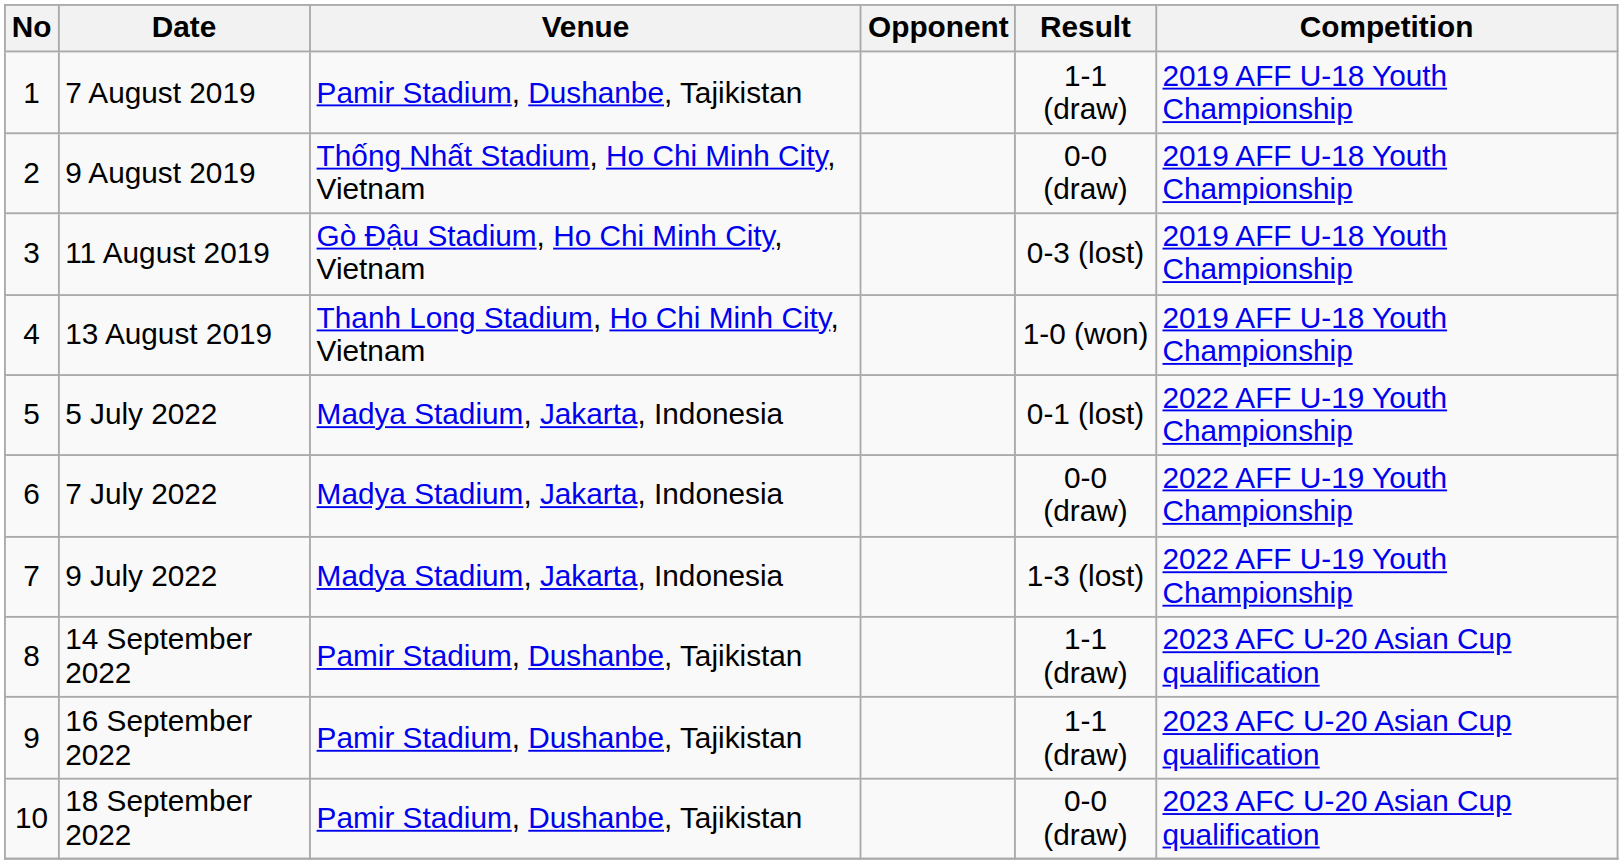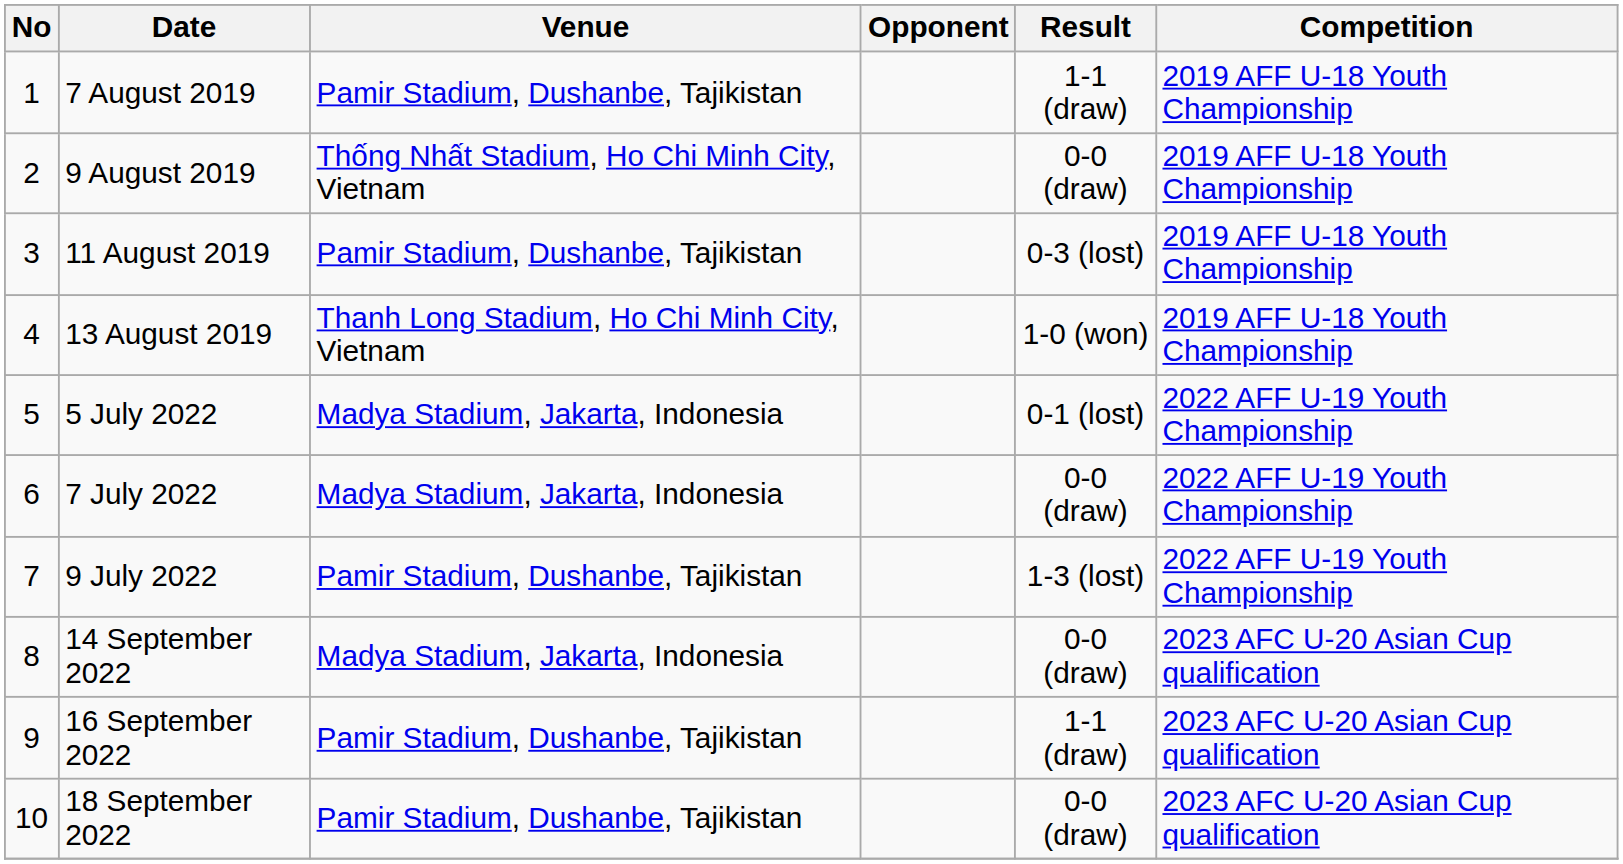(550, 253) Gò Đậu Stadium, Ho Chi Minh City, Vietnam -> (559, 253) Pamir Stadium, Dushanbe, Tajikistan
(550, 576) Madya Stadium, Jakarta, Indonesia -> (559, 576) Pamir Stadium, Dushanbe, Tajikistan
(559, 656) Pamir Stadium, Dushanbe, Tajikistan -> (550, 656) Madya Stadium, Jakarta, Indonesia
(1086, 656) 1-1 (draw) -> (1086, 656) 0-0 (draw)
